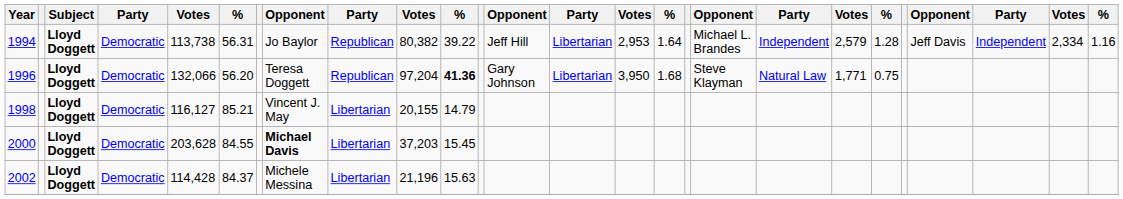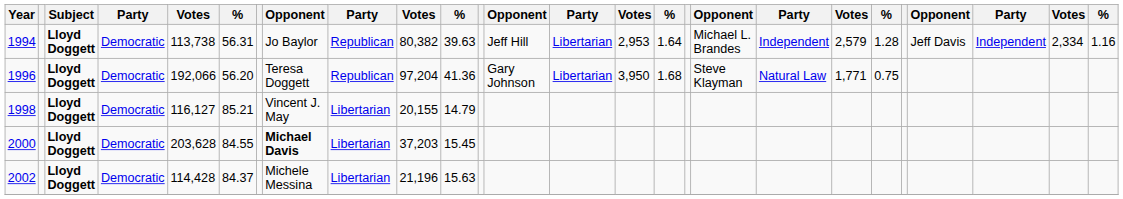(460, 41) 39.22 -> (460, 41) 39.63
(193, 76) 132,066 -> (193, 76) 192,066
(460, 76) bold -> (460, 76) normal
